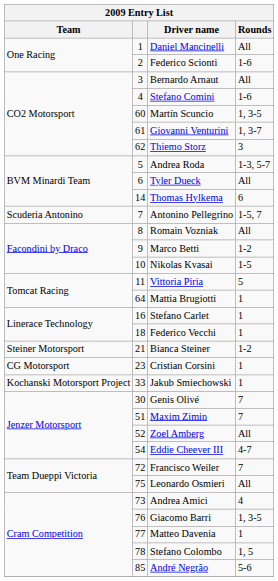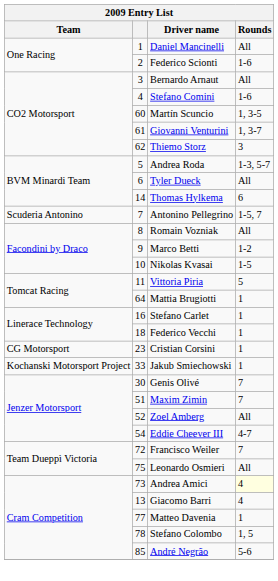- row: (180, 349)
(240, 500) no background -> (240, 483) lightyellow background
(140, 517) 76 -> (140, 500) 13
(250, 517) 1, 3-5 -> (240, 500) 4
